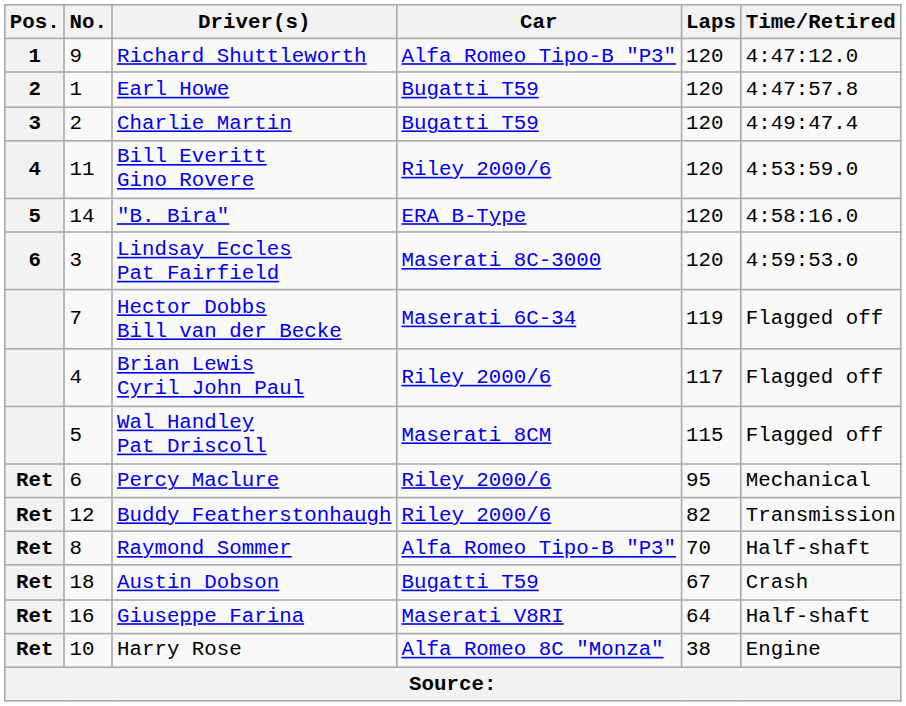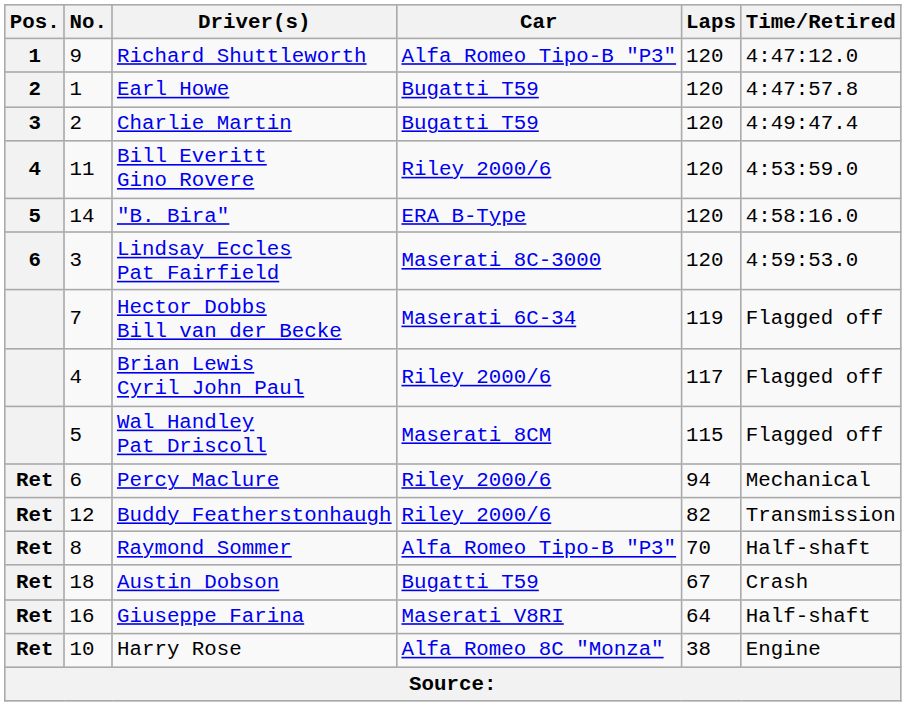(698, 481) 95 -> (698, 481) 94
